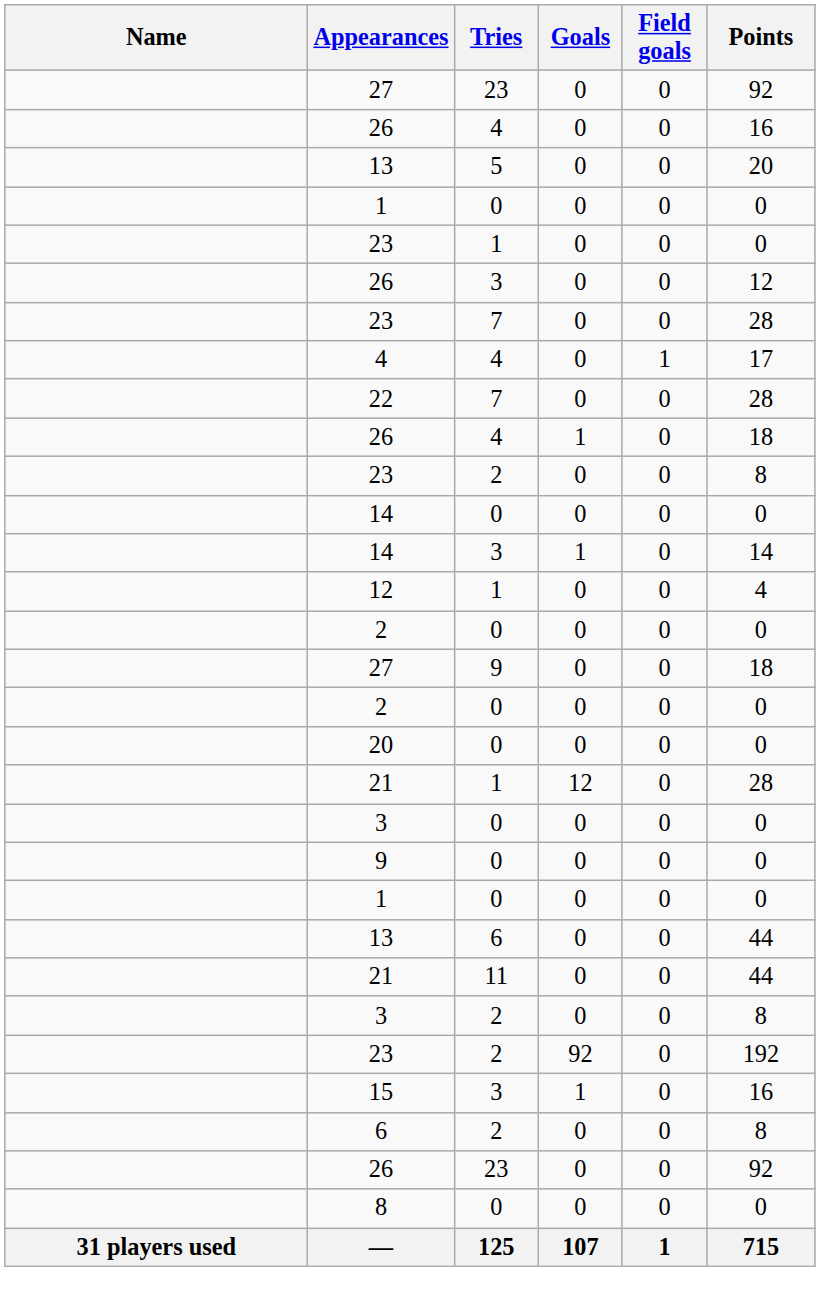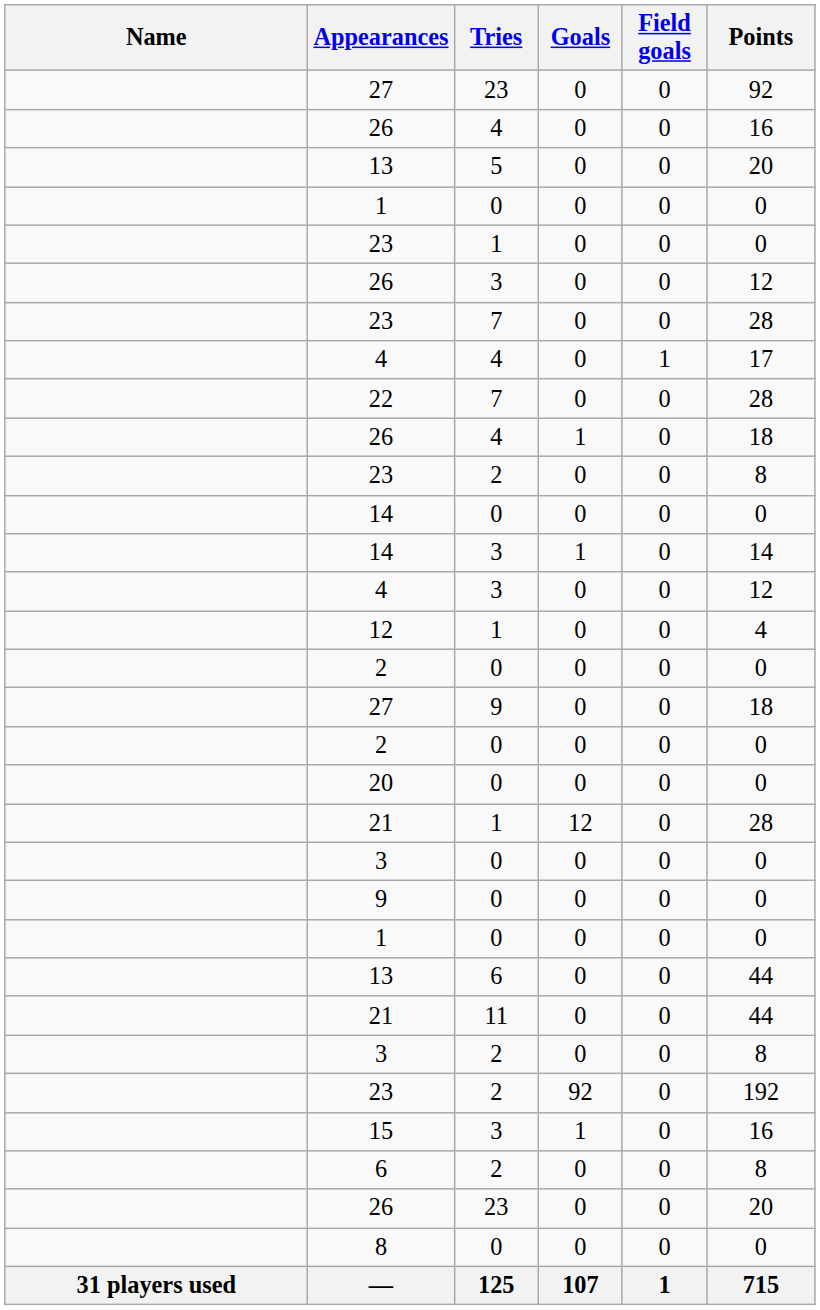+ row: (381, 591)
(761, 1169) 92 -> (761, 1208) 20
